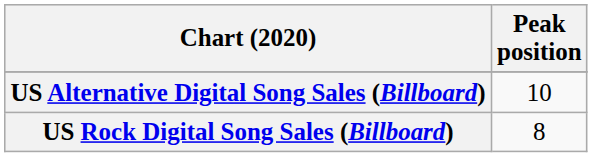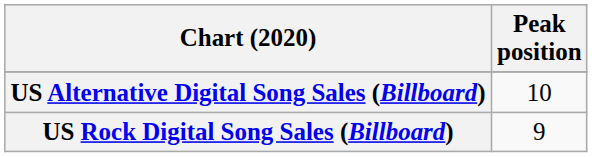(539, 131) 8 -> (539, 131) 9
